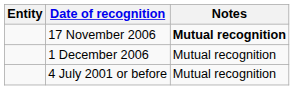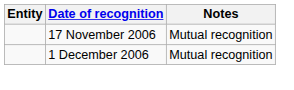(229, 34) bold -> (221, 34) normal
- row: (108, 74)
